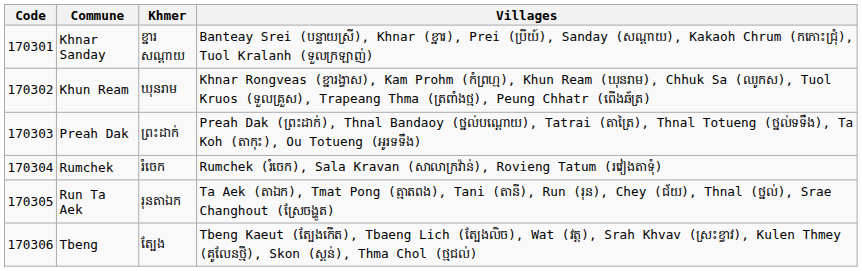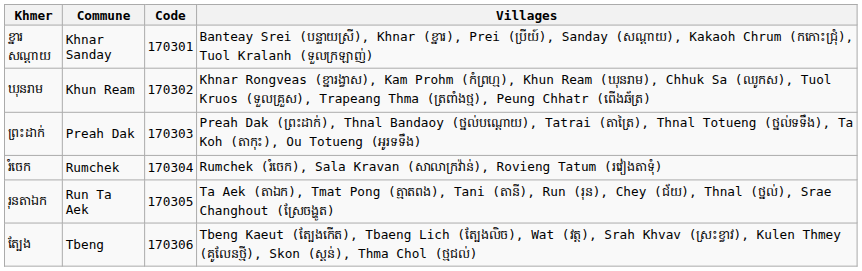columns swapped: (31, 15) <-> (167, 15)
